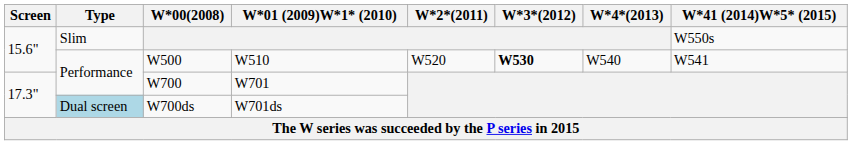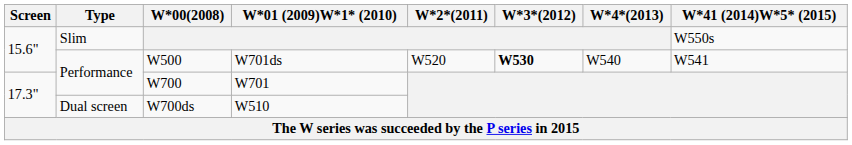(252, 60) W510 -> (258, 60) W701ds
(94, 106) lightblue background -> (94, 106) no background
(258, 106) W701ds -> (252, 106) W510
